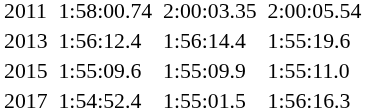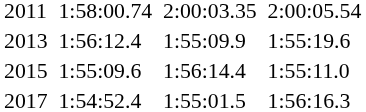(204, 41) 1:56:14.4 -> (204, 41) 1:55:09.9
(204, 70) 1:55:09.9 -> (204, 70) 1:56:14.4
